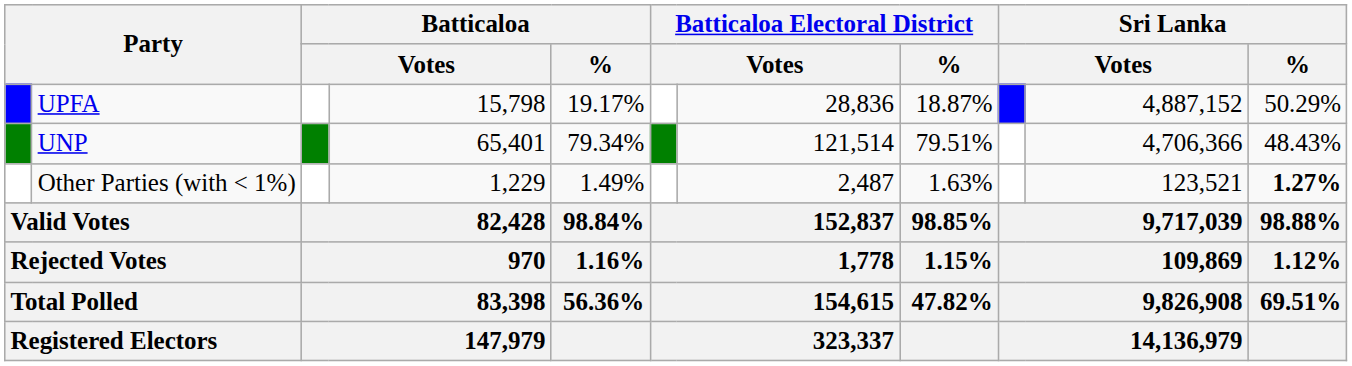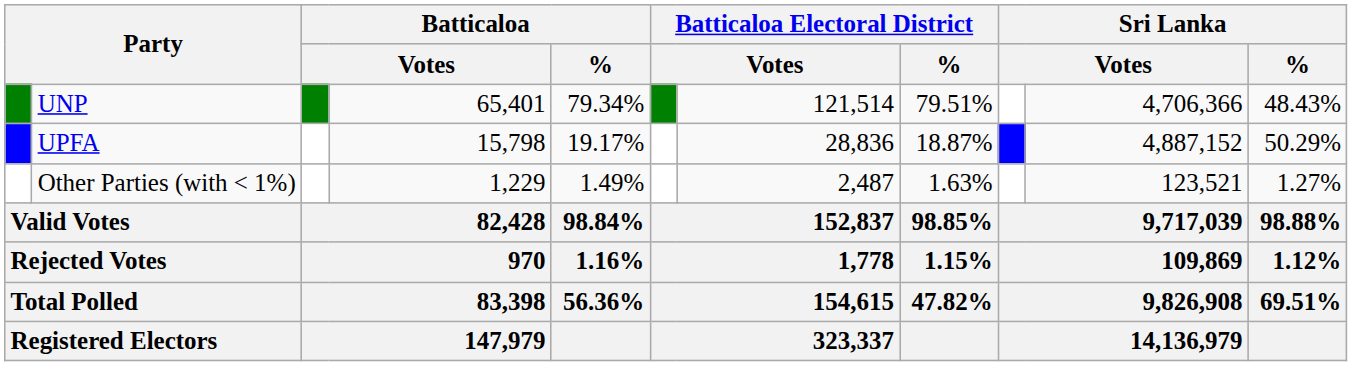rows swapped: (63, 143) <-> (69, 103)
(1307, 182) bold -> (1309, 182) normal
